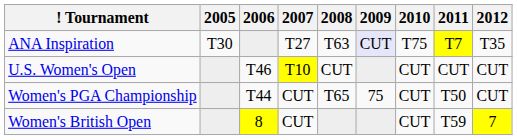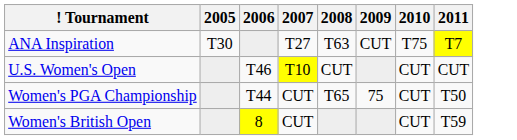- column: (492, 17)
(376, 43) lavender background -> (376, 43) no background
